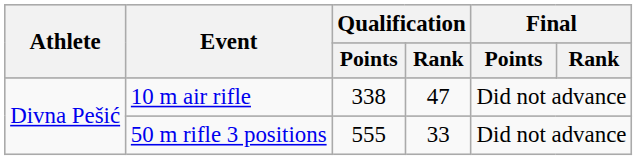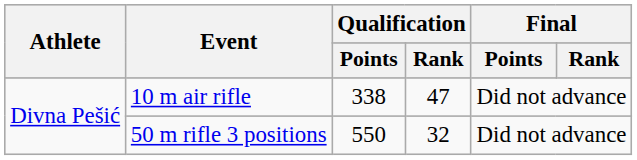(369, 135) 555 -> (369, 135) 550
(438, 135) 33 -> (438, 135) 32
